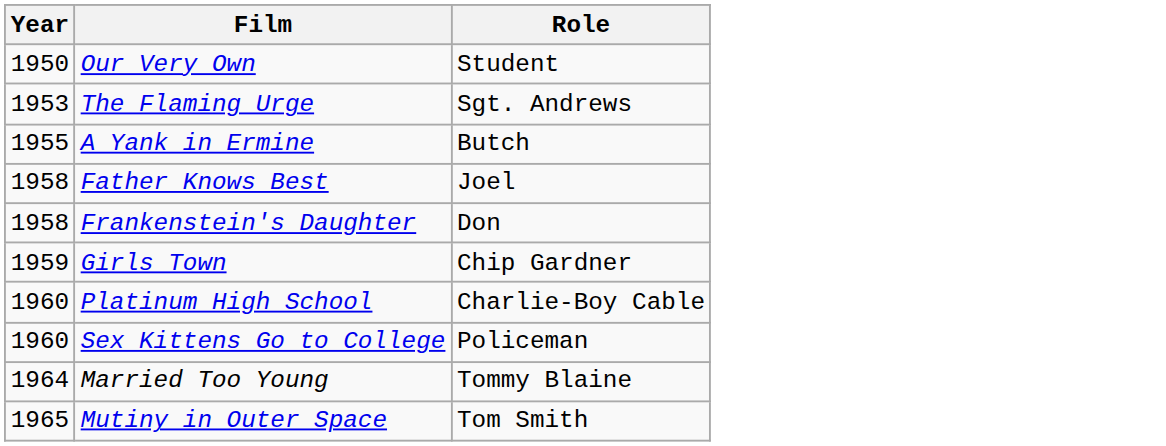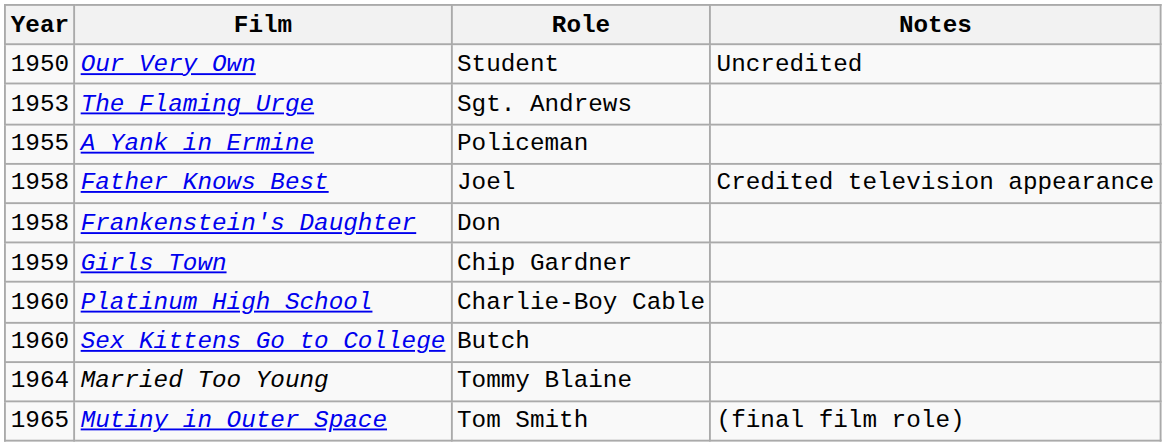+ column: (935, 25)
(493, 144) Butch -> (523, 144) Policeman
(523, 342) Policeman -> (493, 342) Butch
